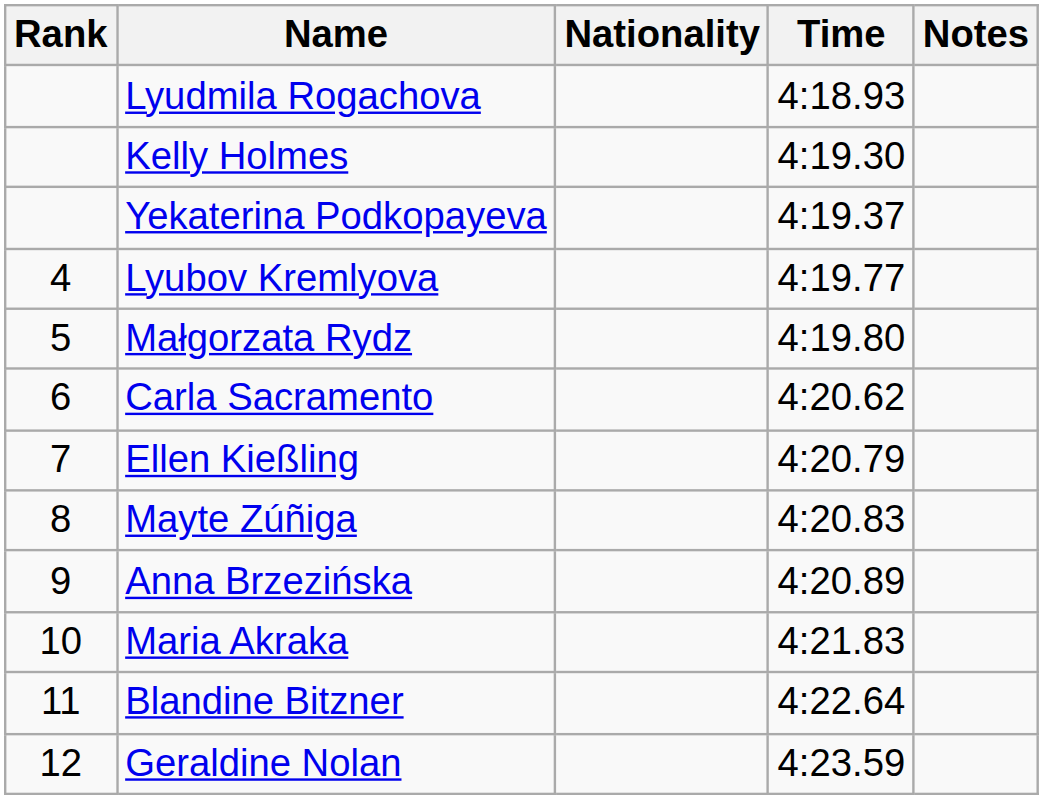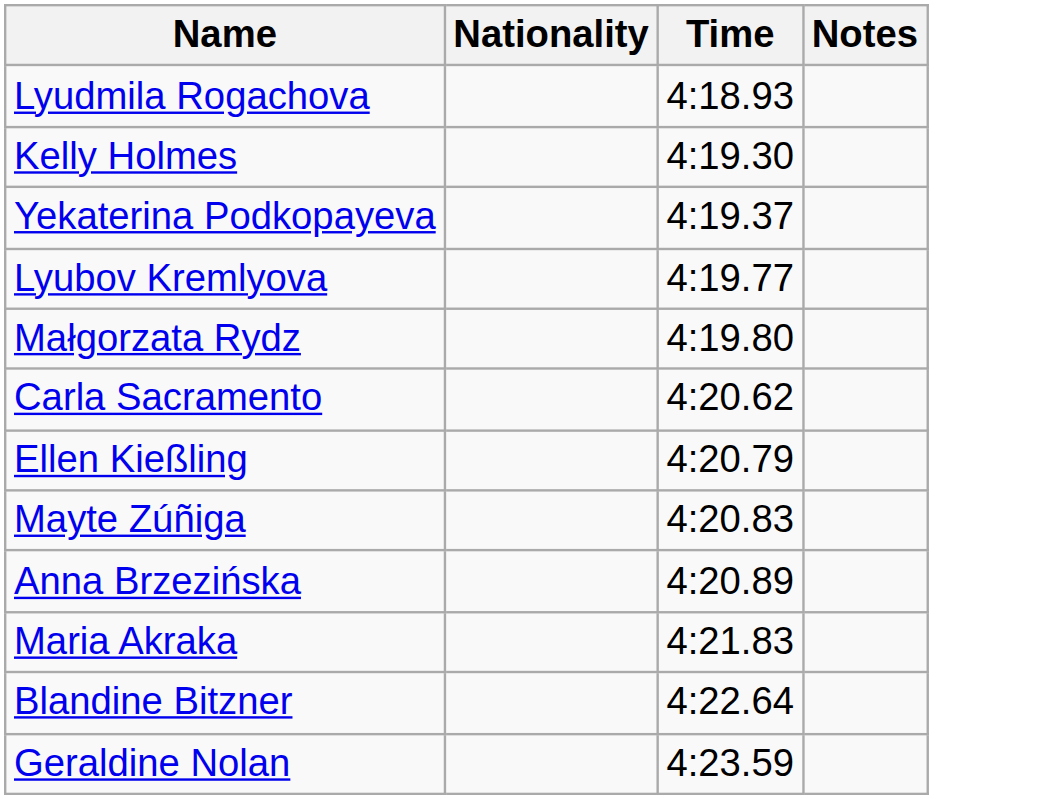- column: (61, 34)
